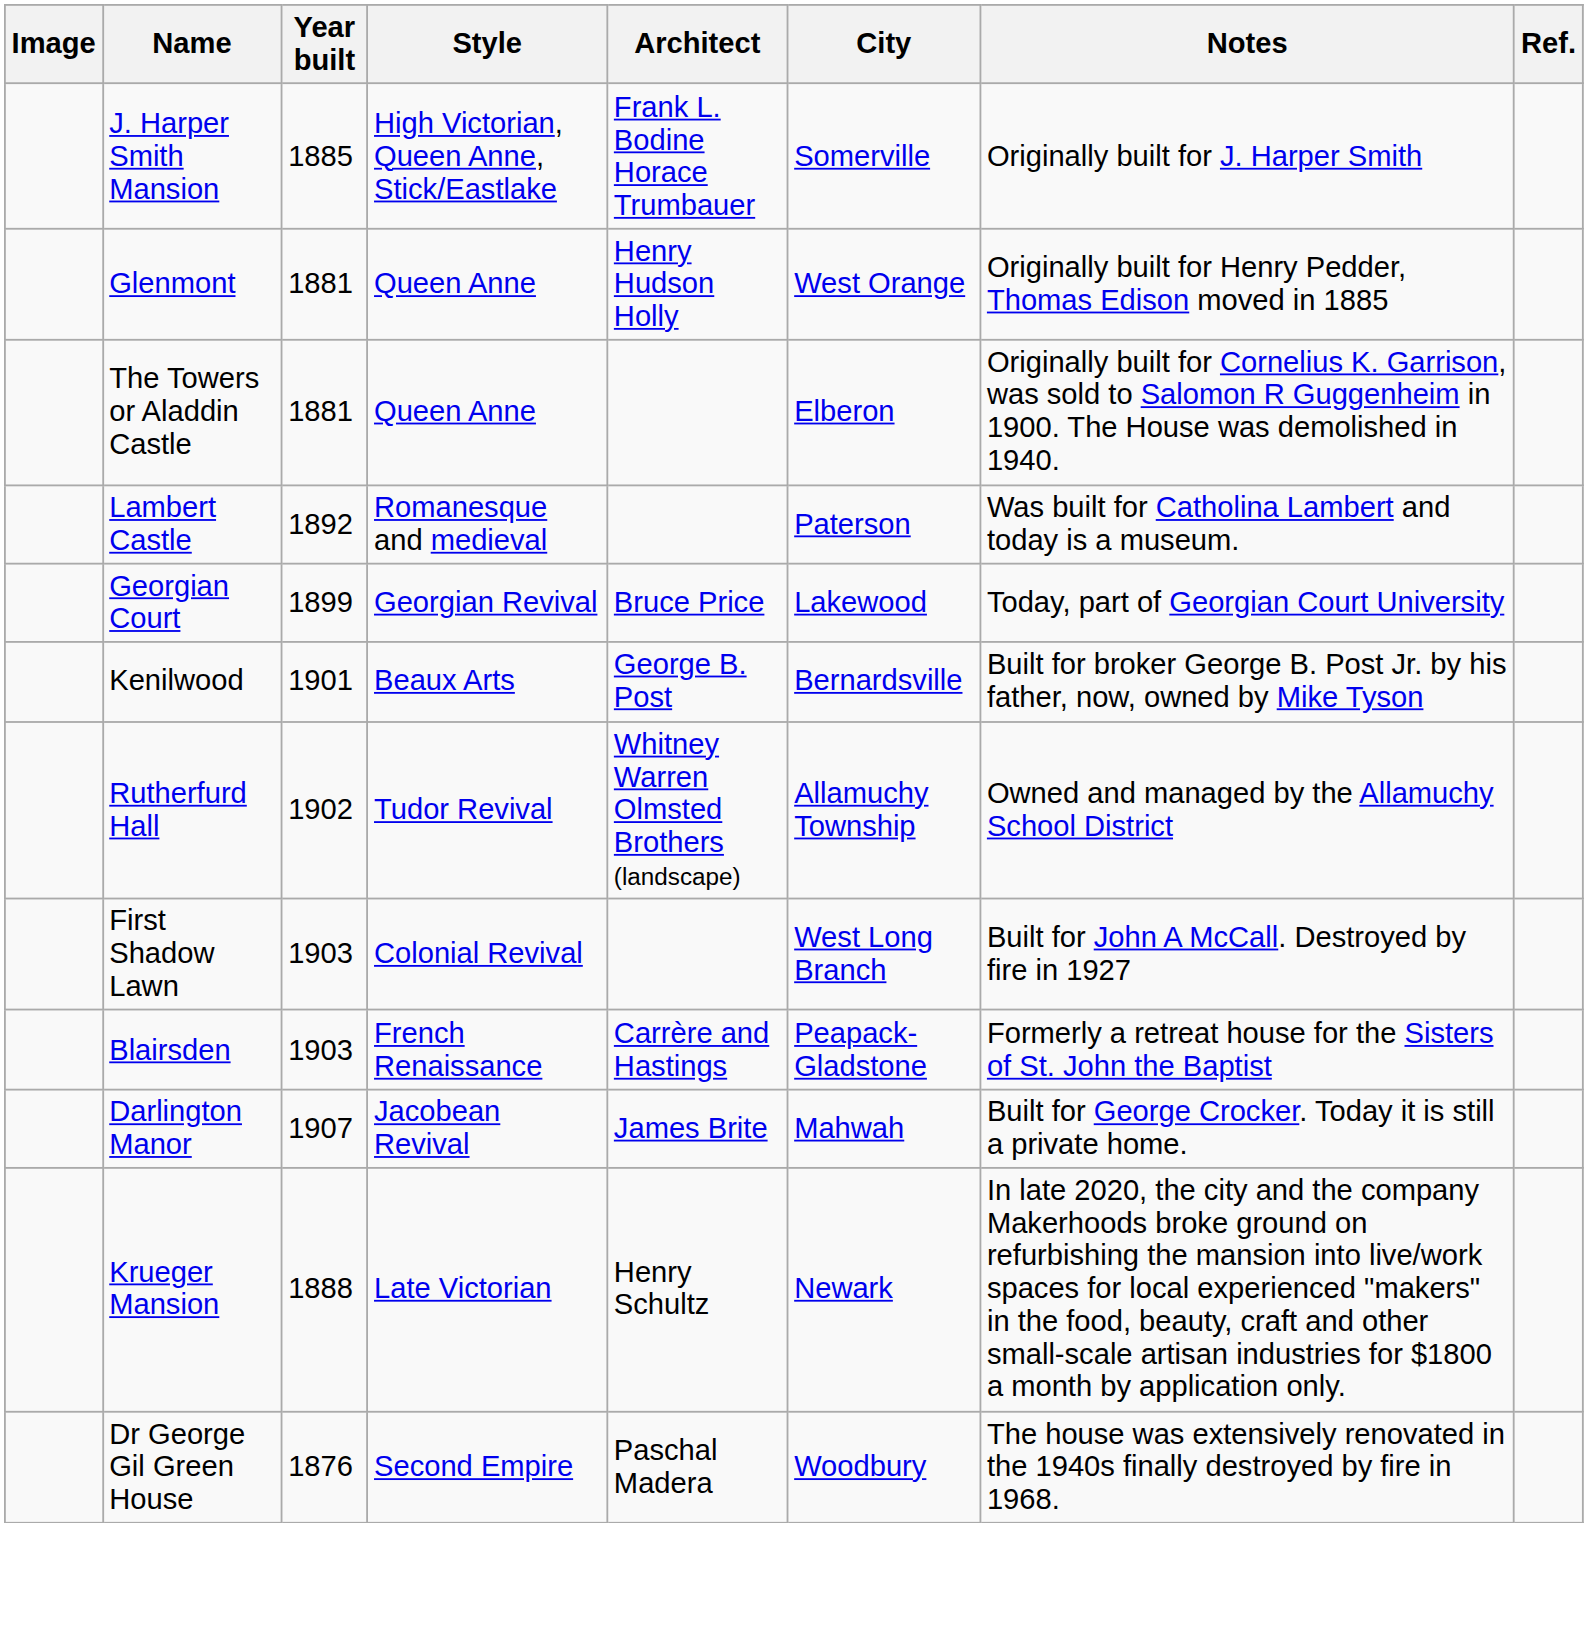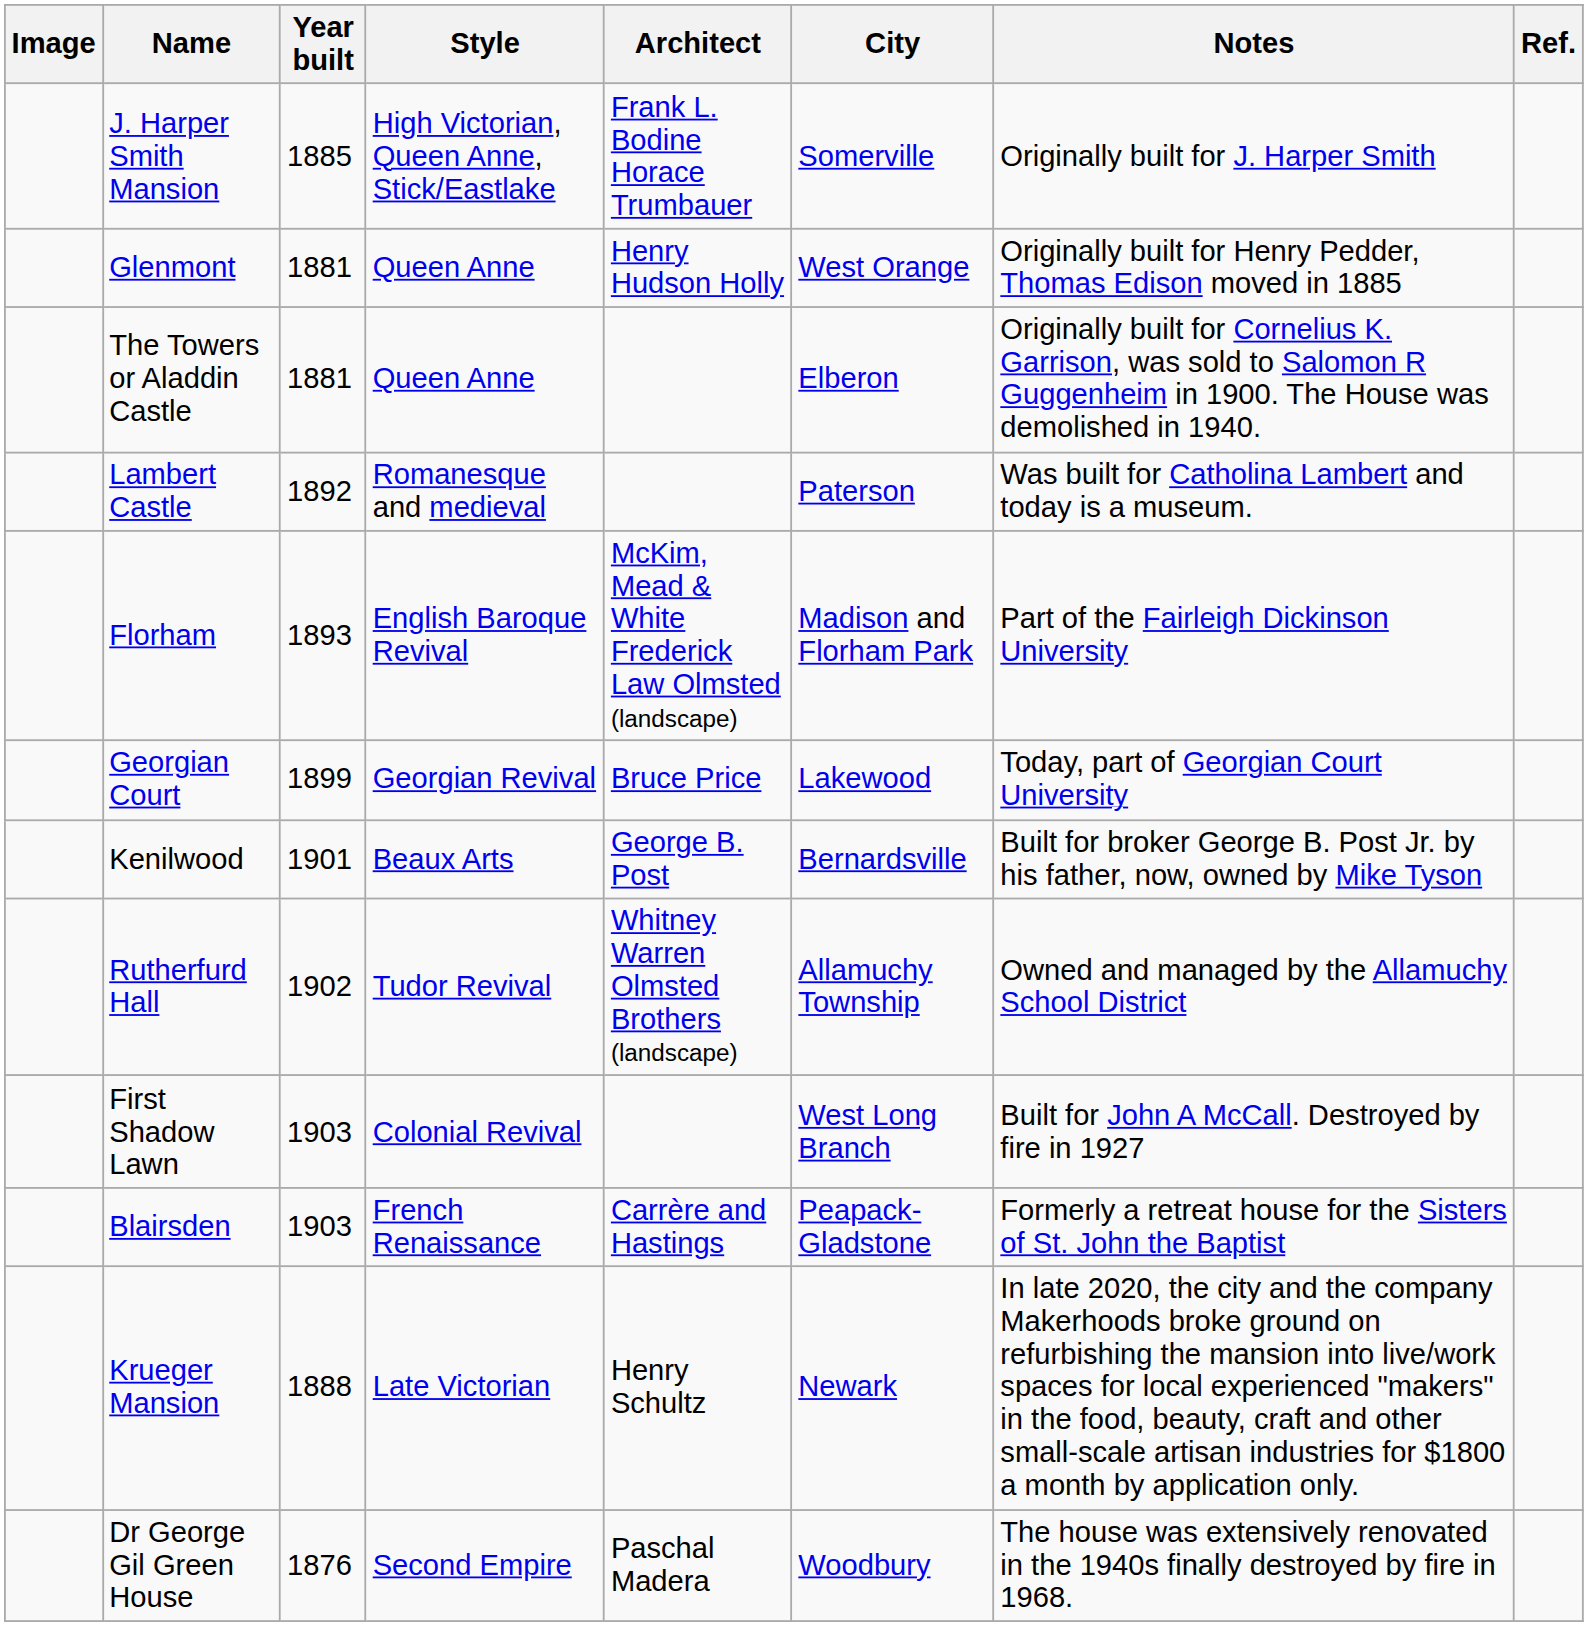+ row: (163, 635)
- row: (176, 1128)
